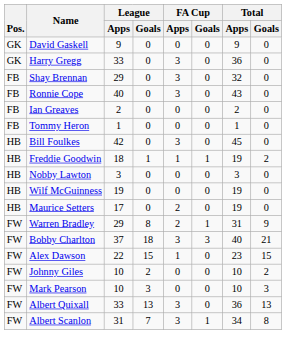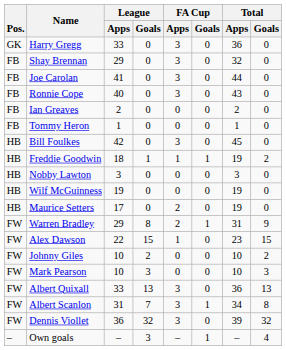- row: (59, 45)
+ row: (54, 77)
- row: (62, 239)
+ row: (59, 321)
+ row: (51, 337)
